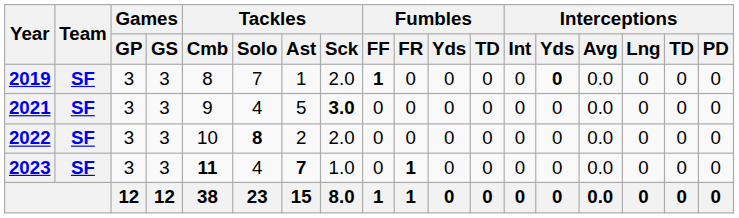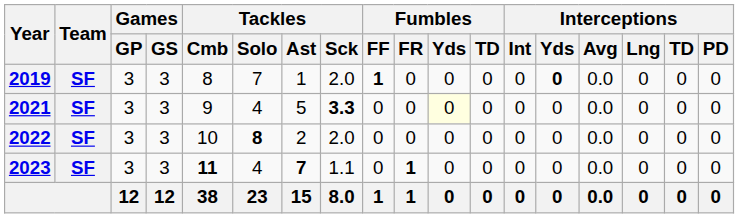(342, 108) 3.0 -> (342, 108) 3.3
(449, 108) no background -> (449, 108) lightyellow background
(342, 167) 1.0 -> (342, 167) 1.1
